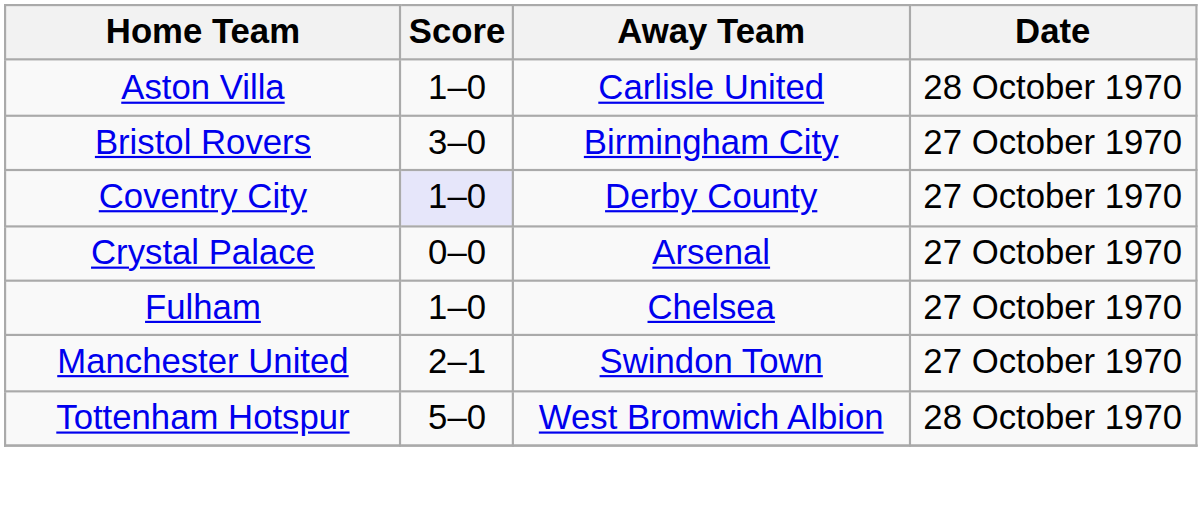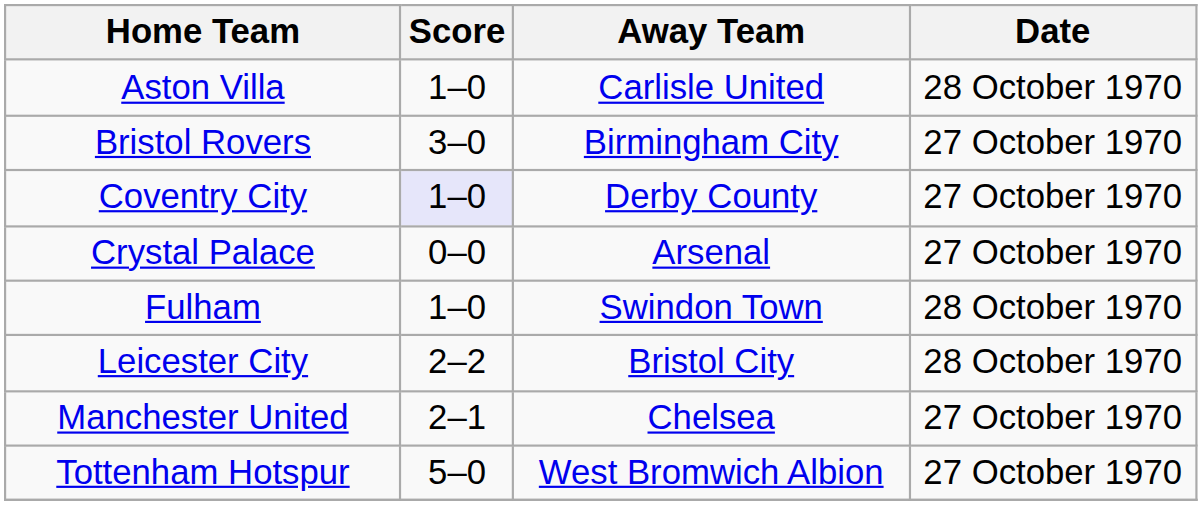(711, 307) Chelsea -> (711, 307) Swindon Town
(1053, 307) 27 October 1970 -> (1053, 307) 28 October 1970
+ row: (203, 362)
(711, 362) Swindon Town -> (711, 417) Chelsea
(1053, 417) 28 October 1970 -> (1053, 472) 27 October 1970
